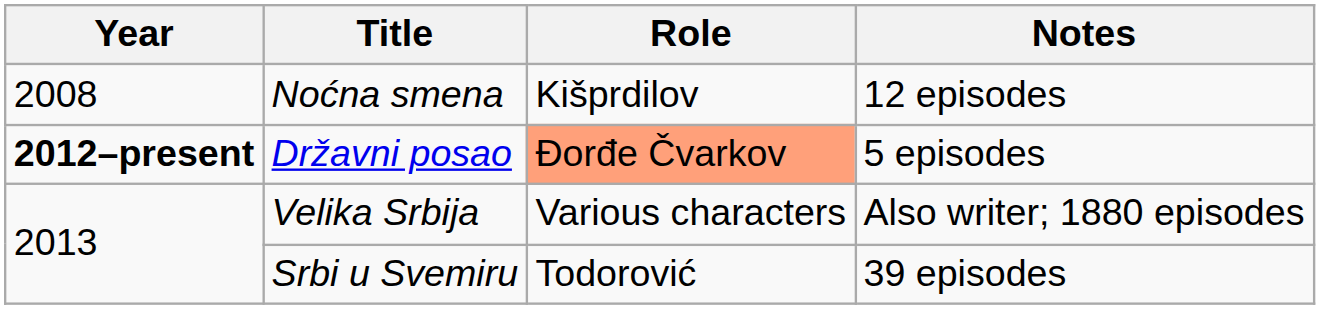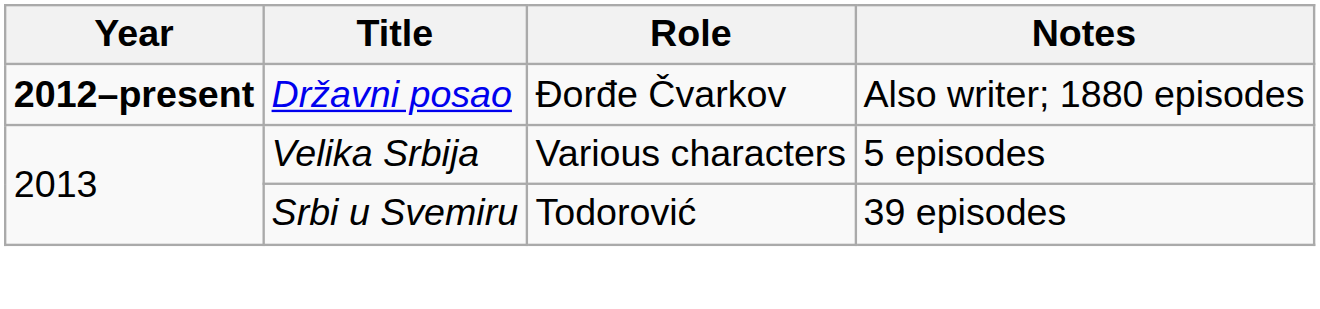- row: (388, 93)
(661, 153) lightsalmon background -> (661, 93) no background
(954, 153) 5 episodes -> (1084, 93) Also writer; 1880 episodes
(1084, 213) Also writer; 1880 episodes -> (954, 153) 5 episodes
